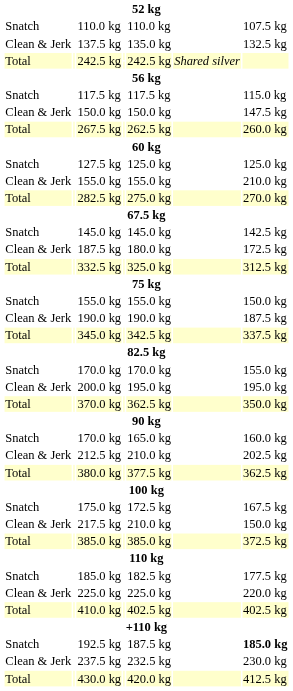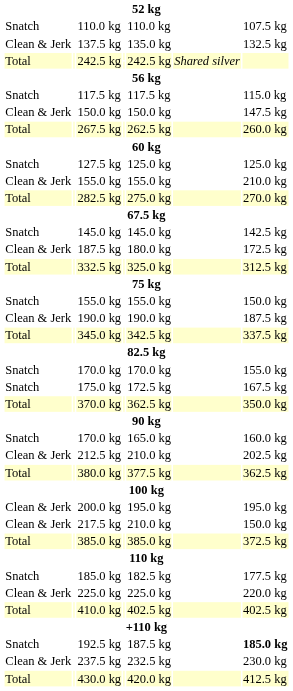rows swapped: (38, 386) <-> (22, 507)
